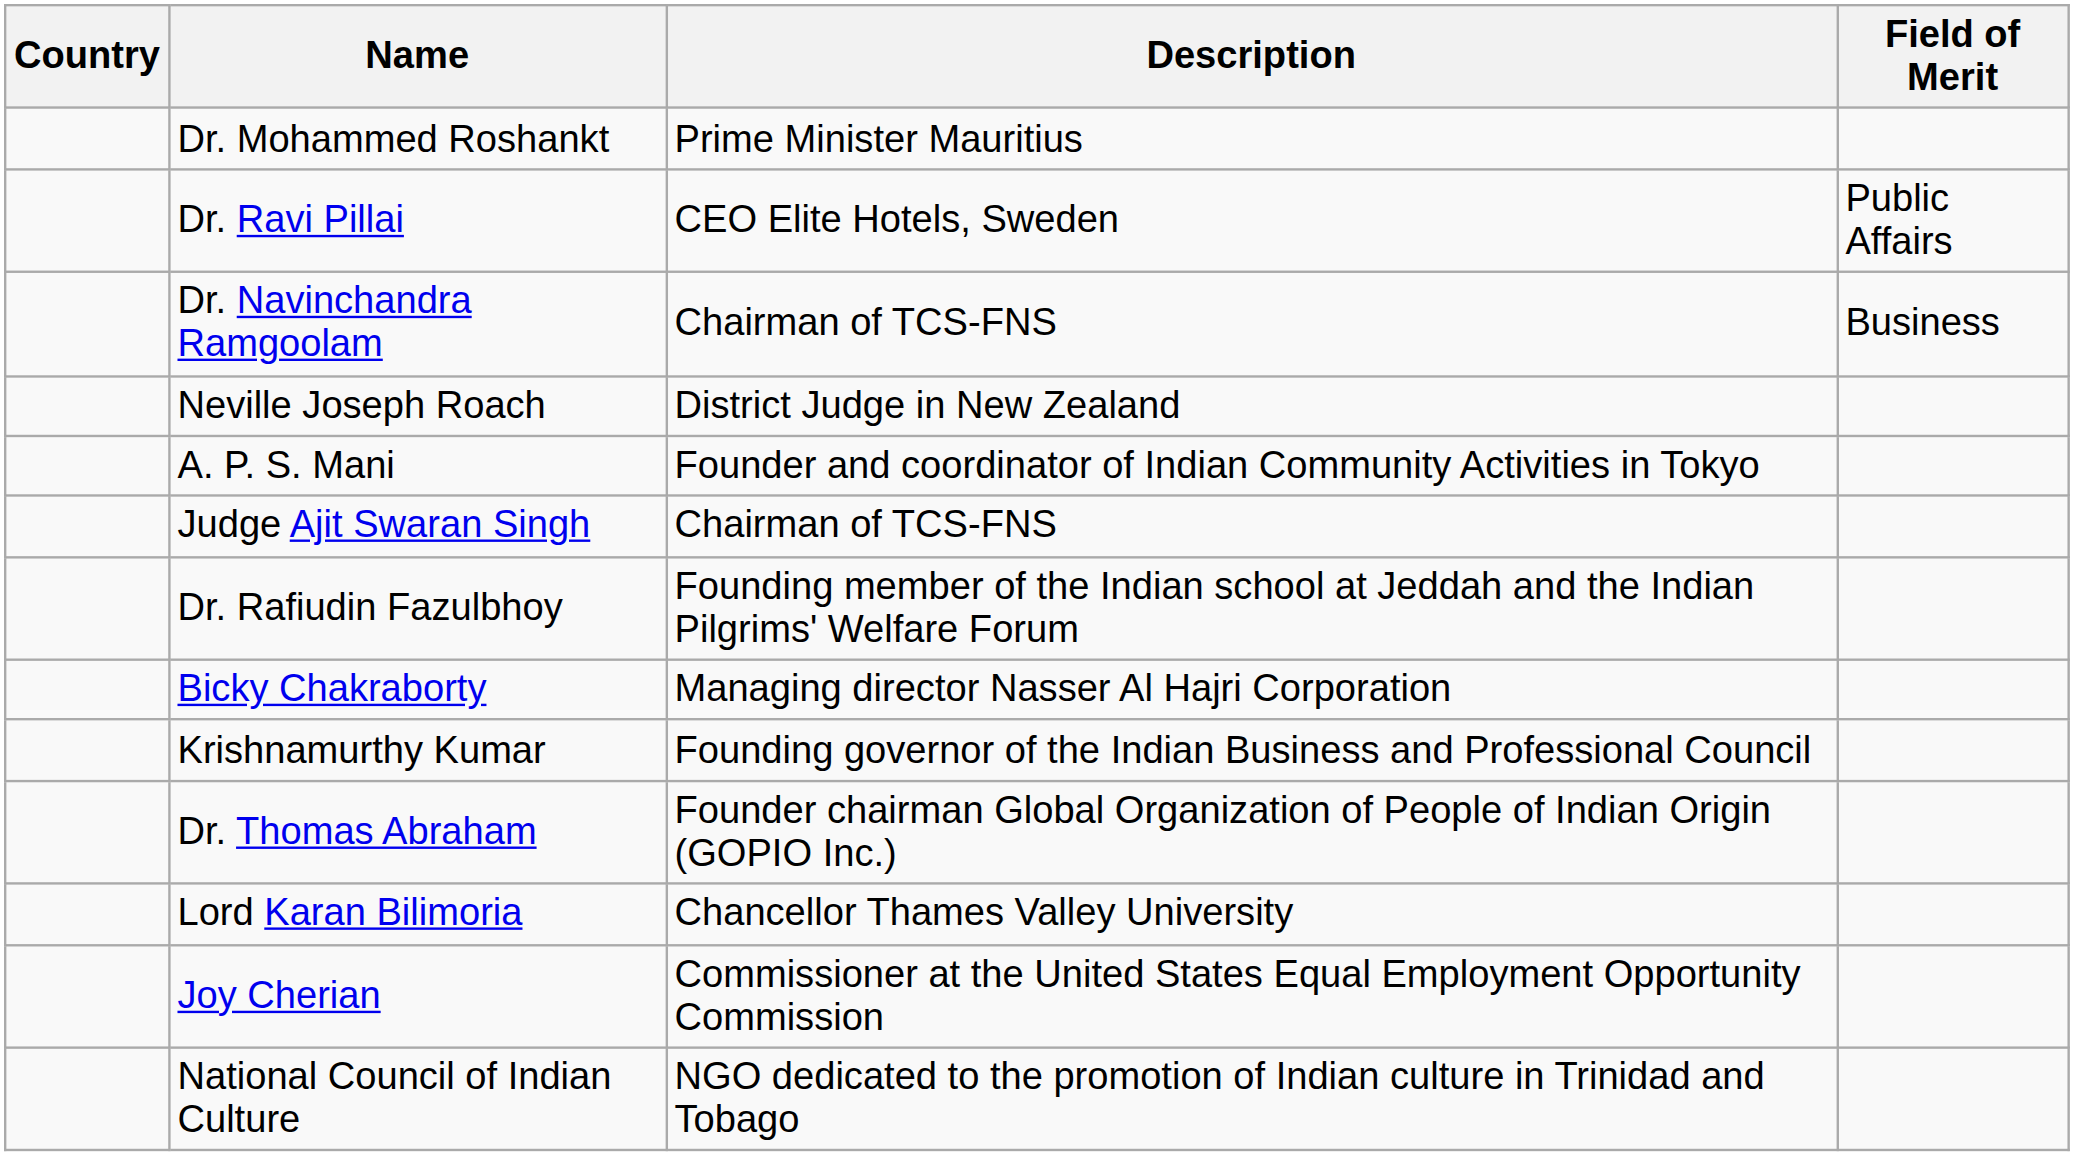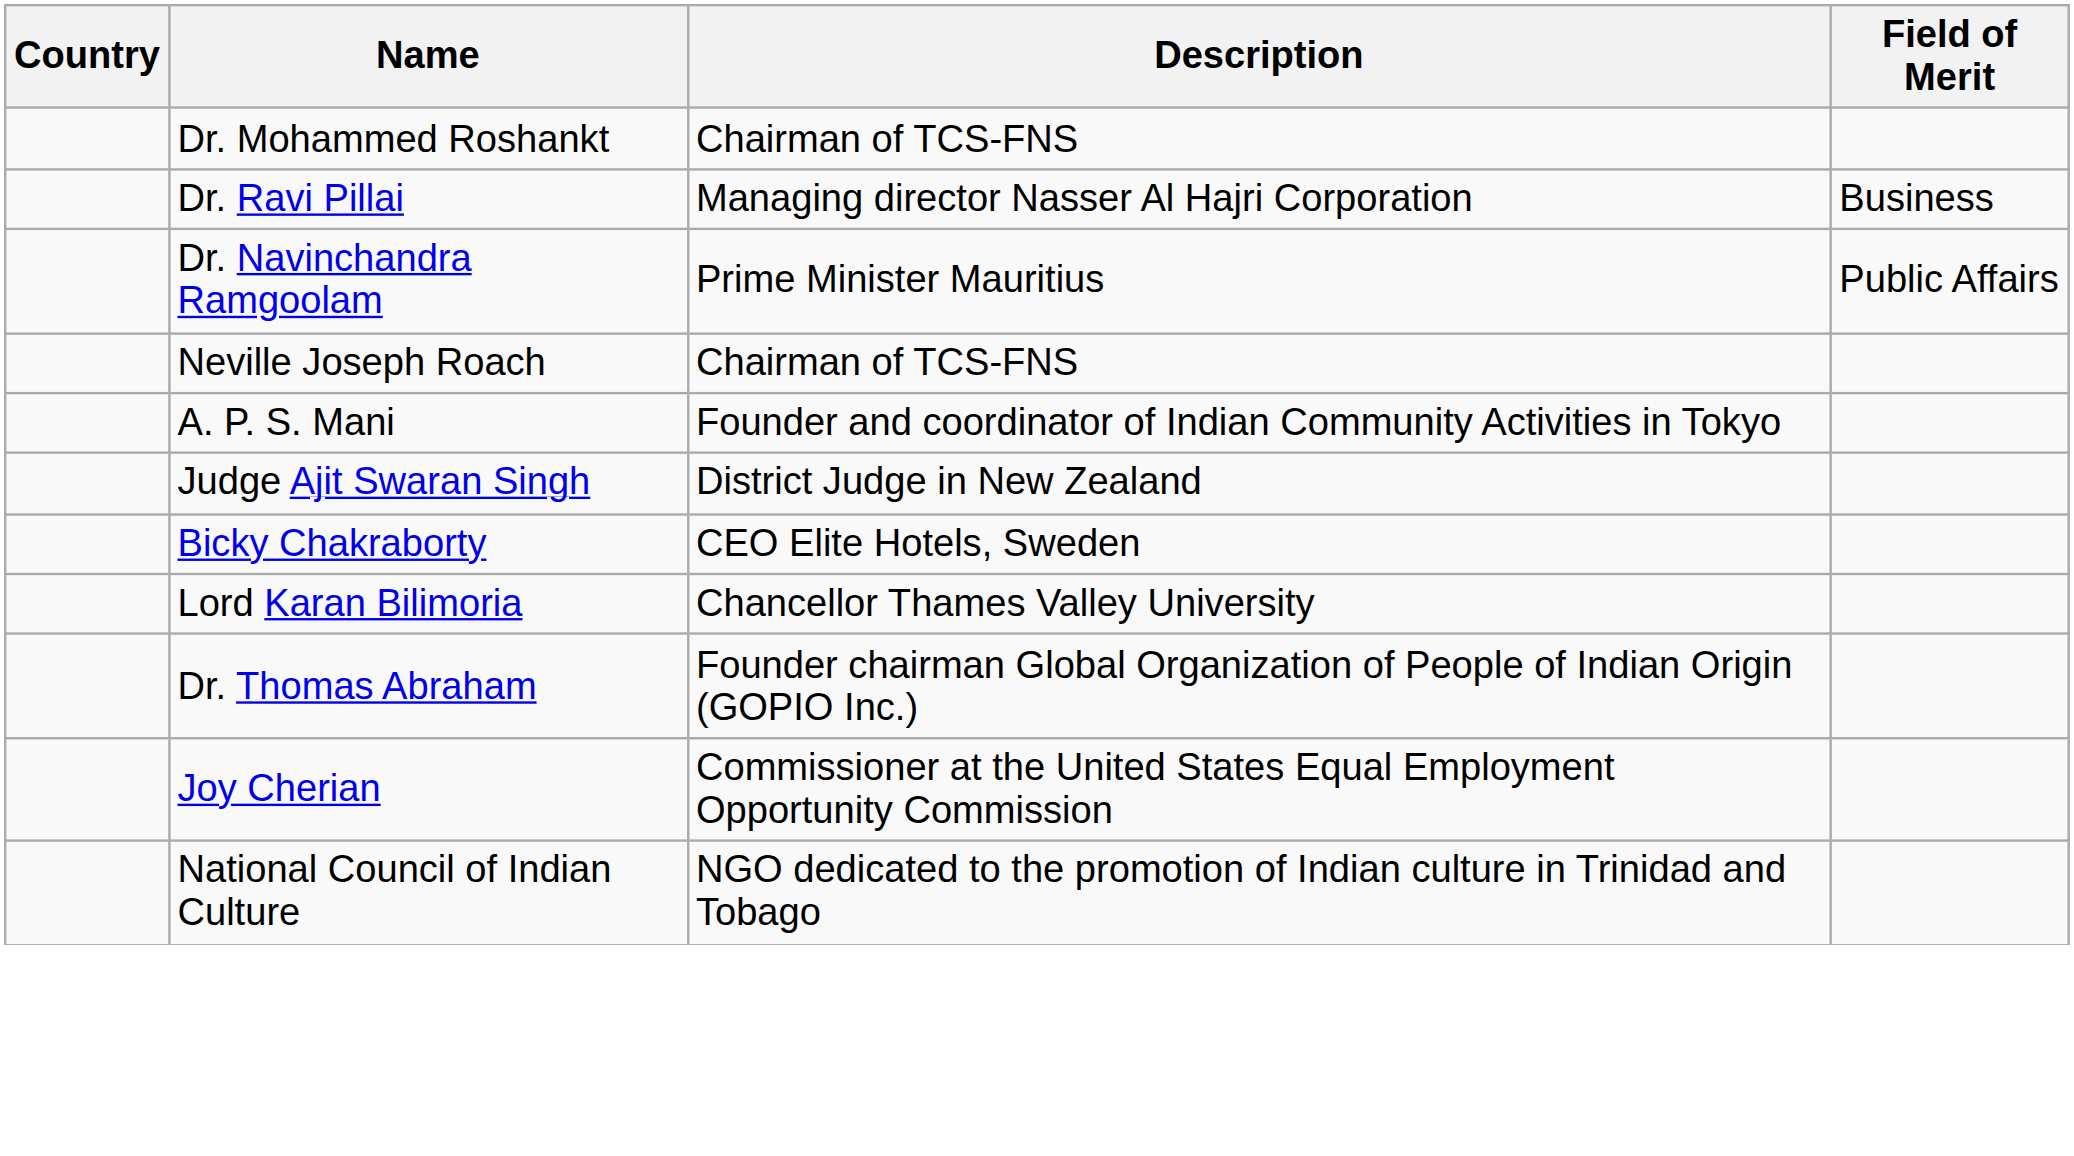(879, 137) Prime Minister Mauritius -> (887, 137) Chairman of TCS-FNS
(897, 219) CEO Elite Hotels, Sweden -> (1084, 198) Managing director Nasser Al Hajri Corporation
(1899, 219) Public Affairs -> (1917, 198) Business
(866, 322) Chairman of TCS-FNS -> (900, 280) Prime Minister Mauritius
(1923, 322) Business -> (1949, 280) Public Affairs
(927, 404) District Judge in New Zealand -> (887, 361) Chairman of TCS-FNS
(866, 525) Chairman of TCS-FNS -> (949, 482) District Judge in New Zealand
- row: (370, 607)
(1063, 689) Managing director Nasser Al Hajri Corporation -> (918, 543) CEO Elite Hotels, Sweden
- row: (362, 749)
rows swapped: (350, 913) <-> (357, 831)
